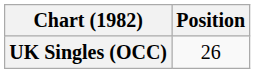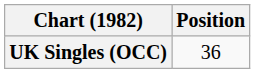(211, 52) 26 -> (211, 52) 36
